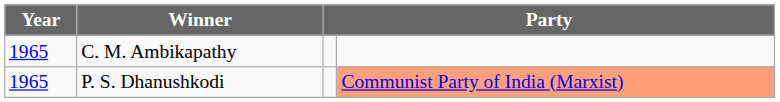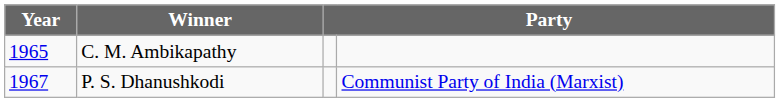(29, 81) 1965 -> (29, 81) 1967
(482, 81) lightsalmon background -> (482, 81) no background
